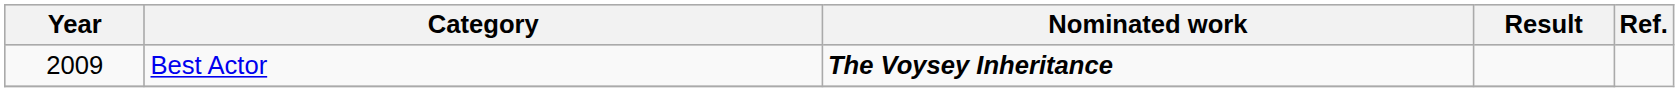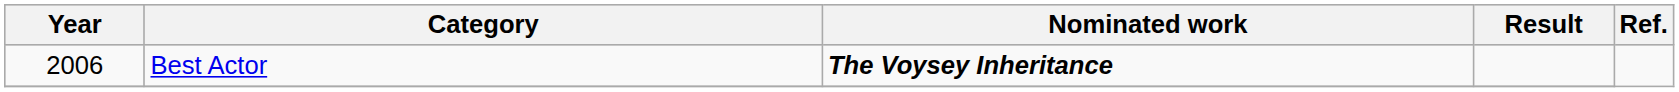(75, 65) 2009 -> (75, 65) 2006
